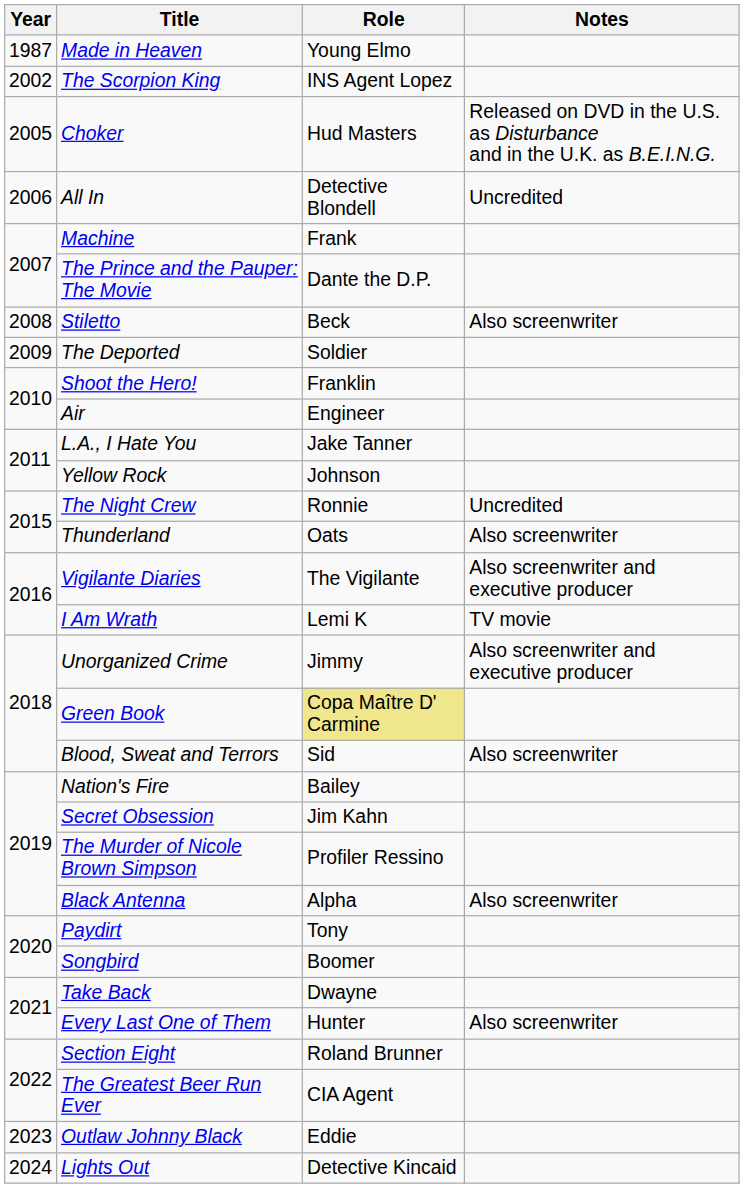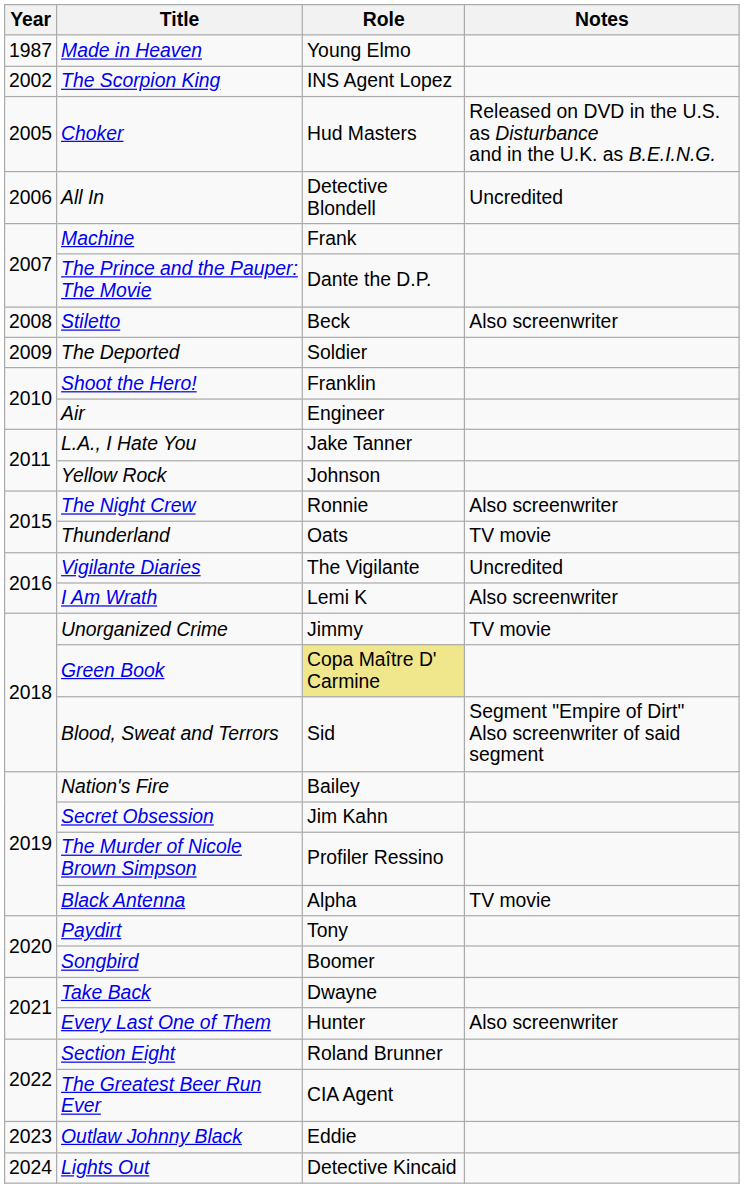(516, 506) Uncredited -> (544, 506) Also screenwriter
(544, 536) Also screenwriter -> (510, 536) TV movie
(562, 578) Also screenwriter and executive producer -> (516, 567) Uncredited
(510, 620) TV movie -> (544, 598) Also screenwriter
(562, 661) Also screenwriter and executive producer -> (510, 628) TV movie
(544, 755) Also screenwriter -> (577, 733) Segment "Empire of Dirt" Also screenwriter of said segment
(544, 900) Also screenwriter -> (510, 900) TV movie
